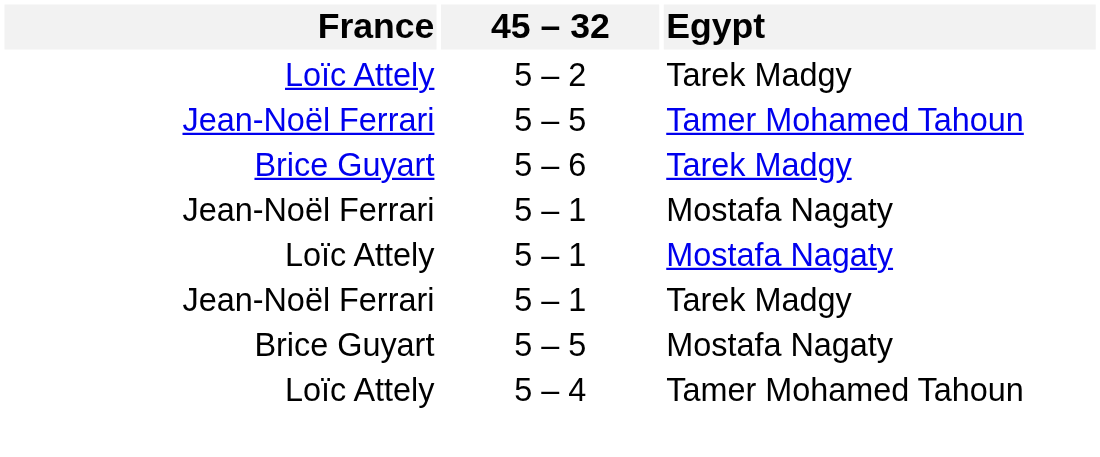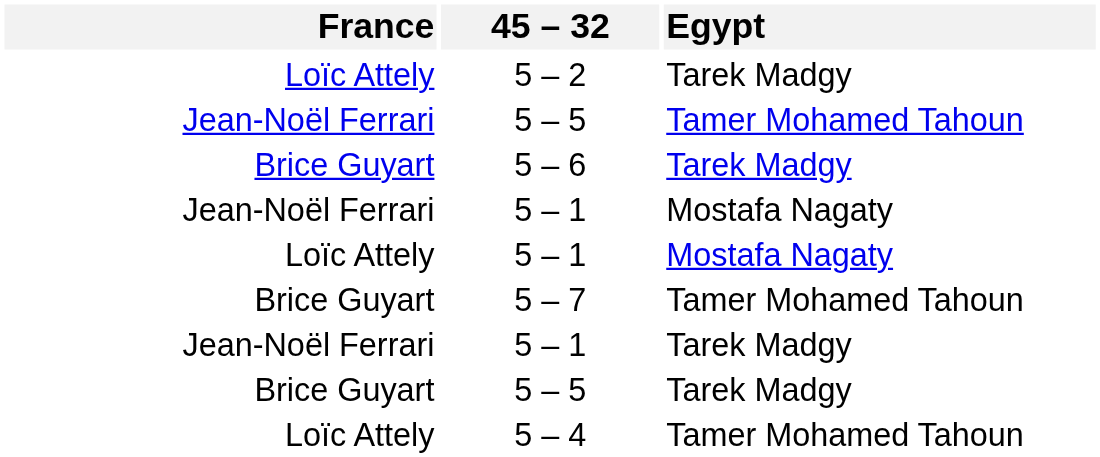+ row: (344, 299)
(780, 344) Mostafa Nagaty -> (759, 389) Tarek Madgy
